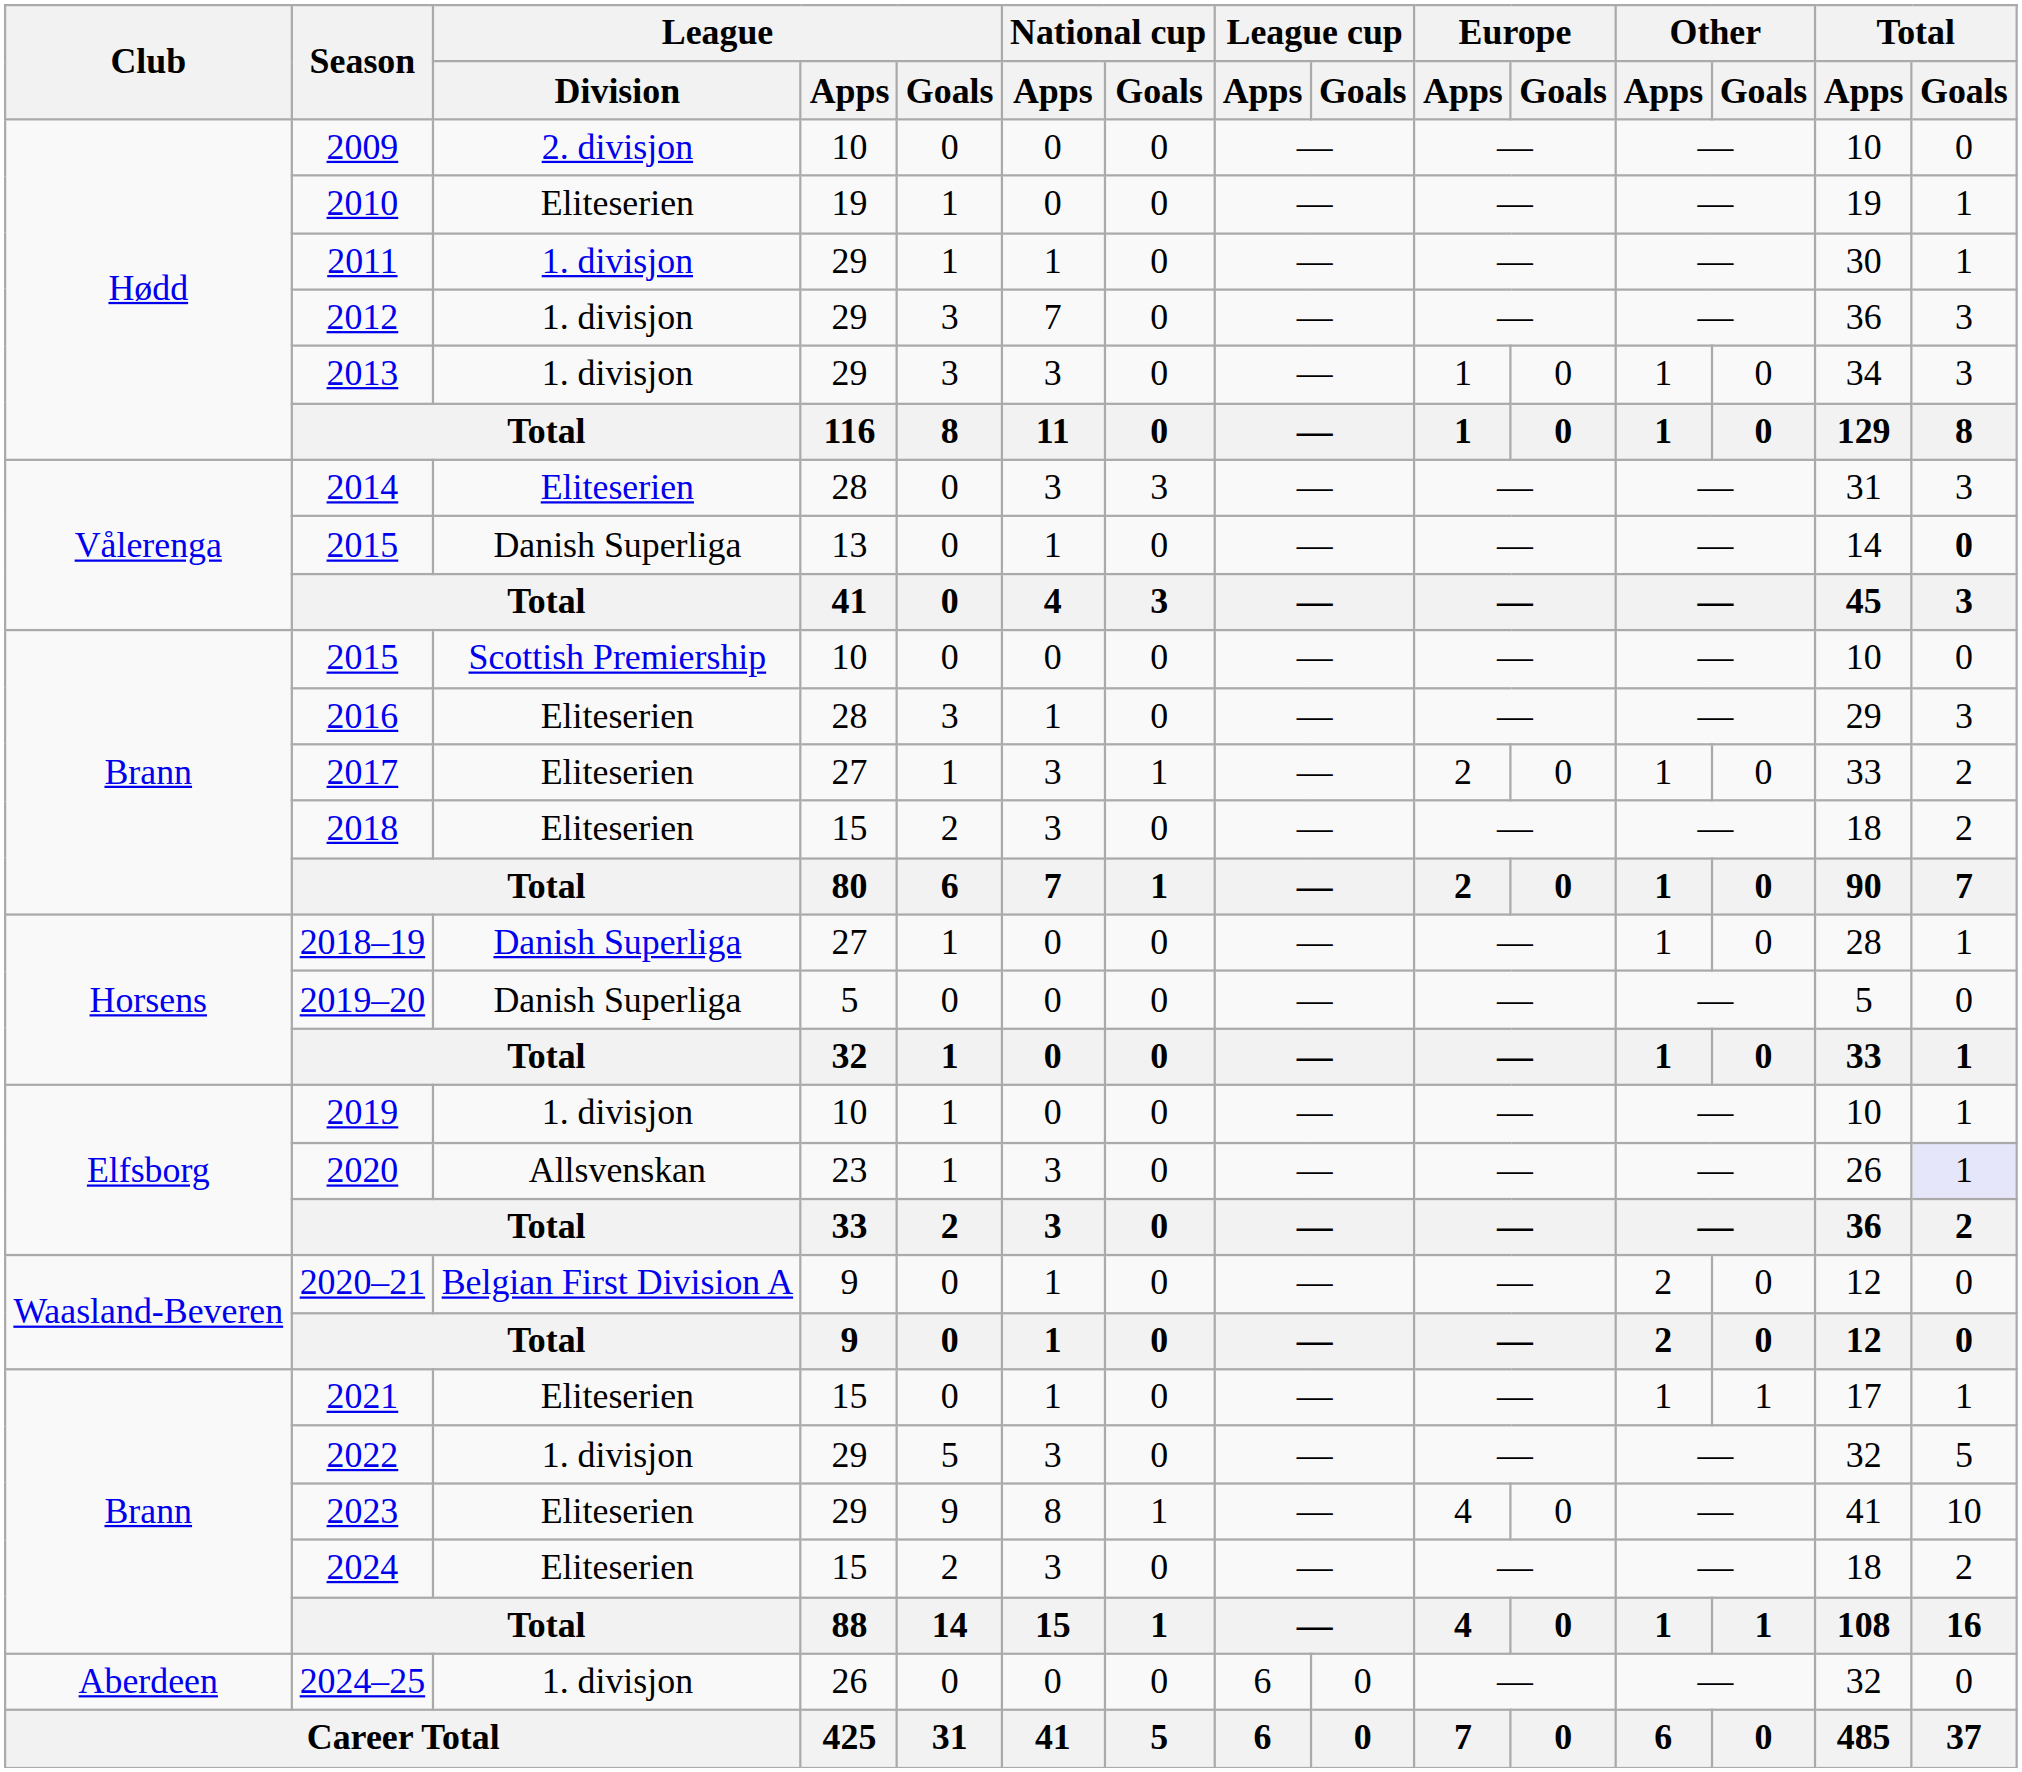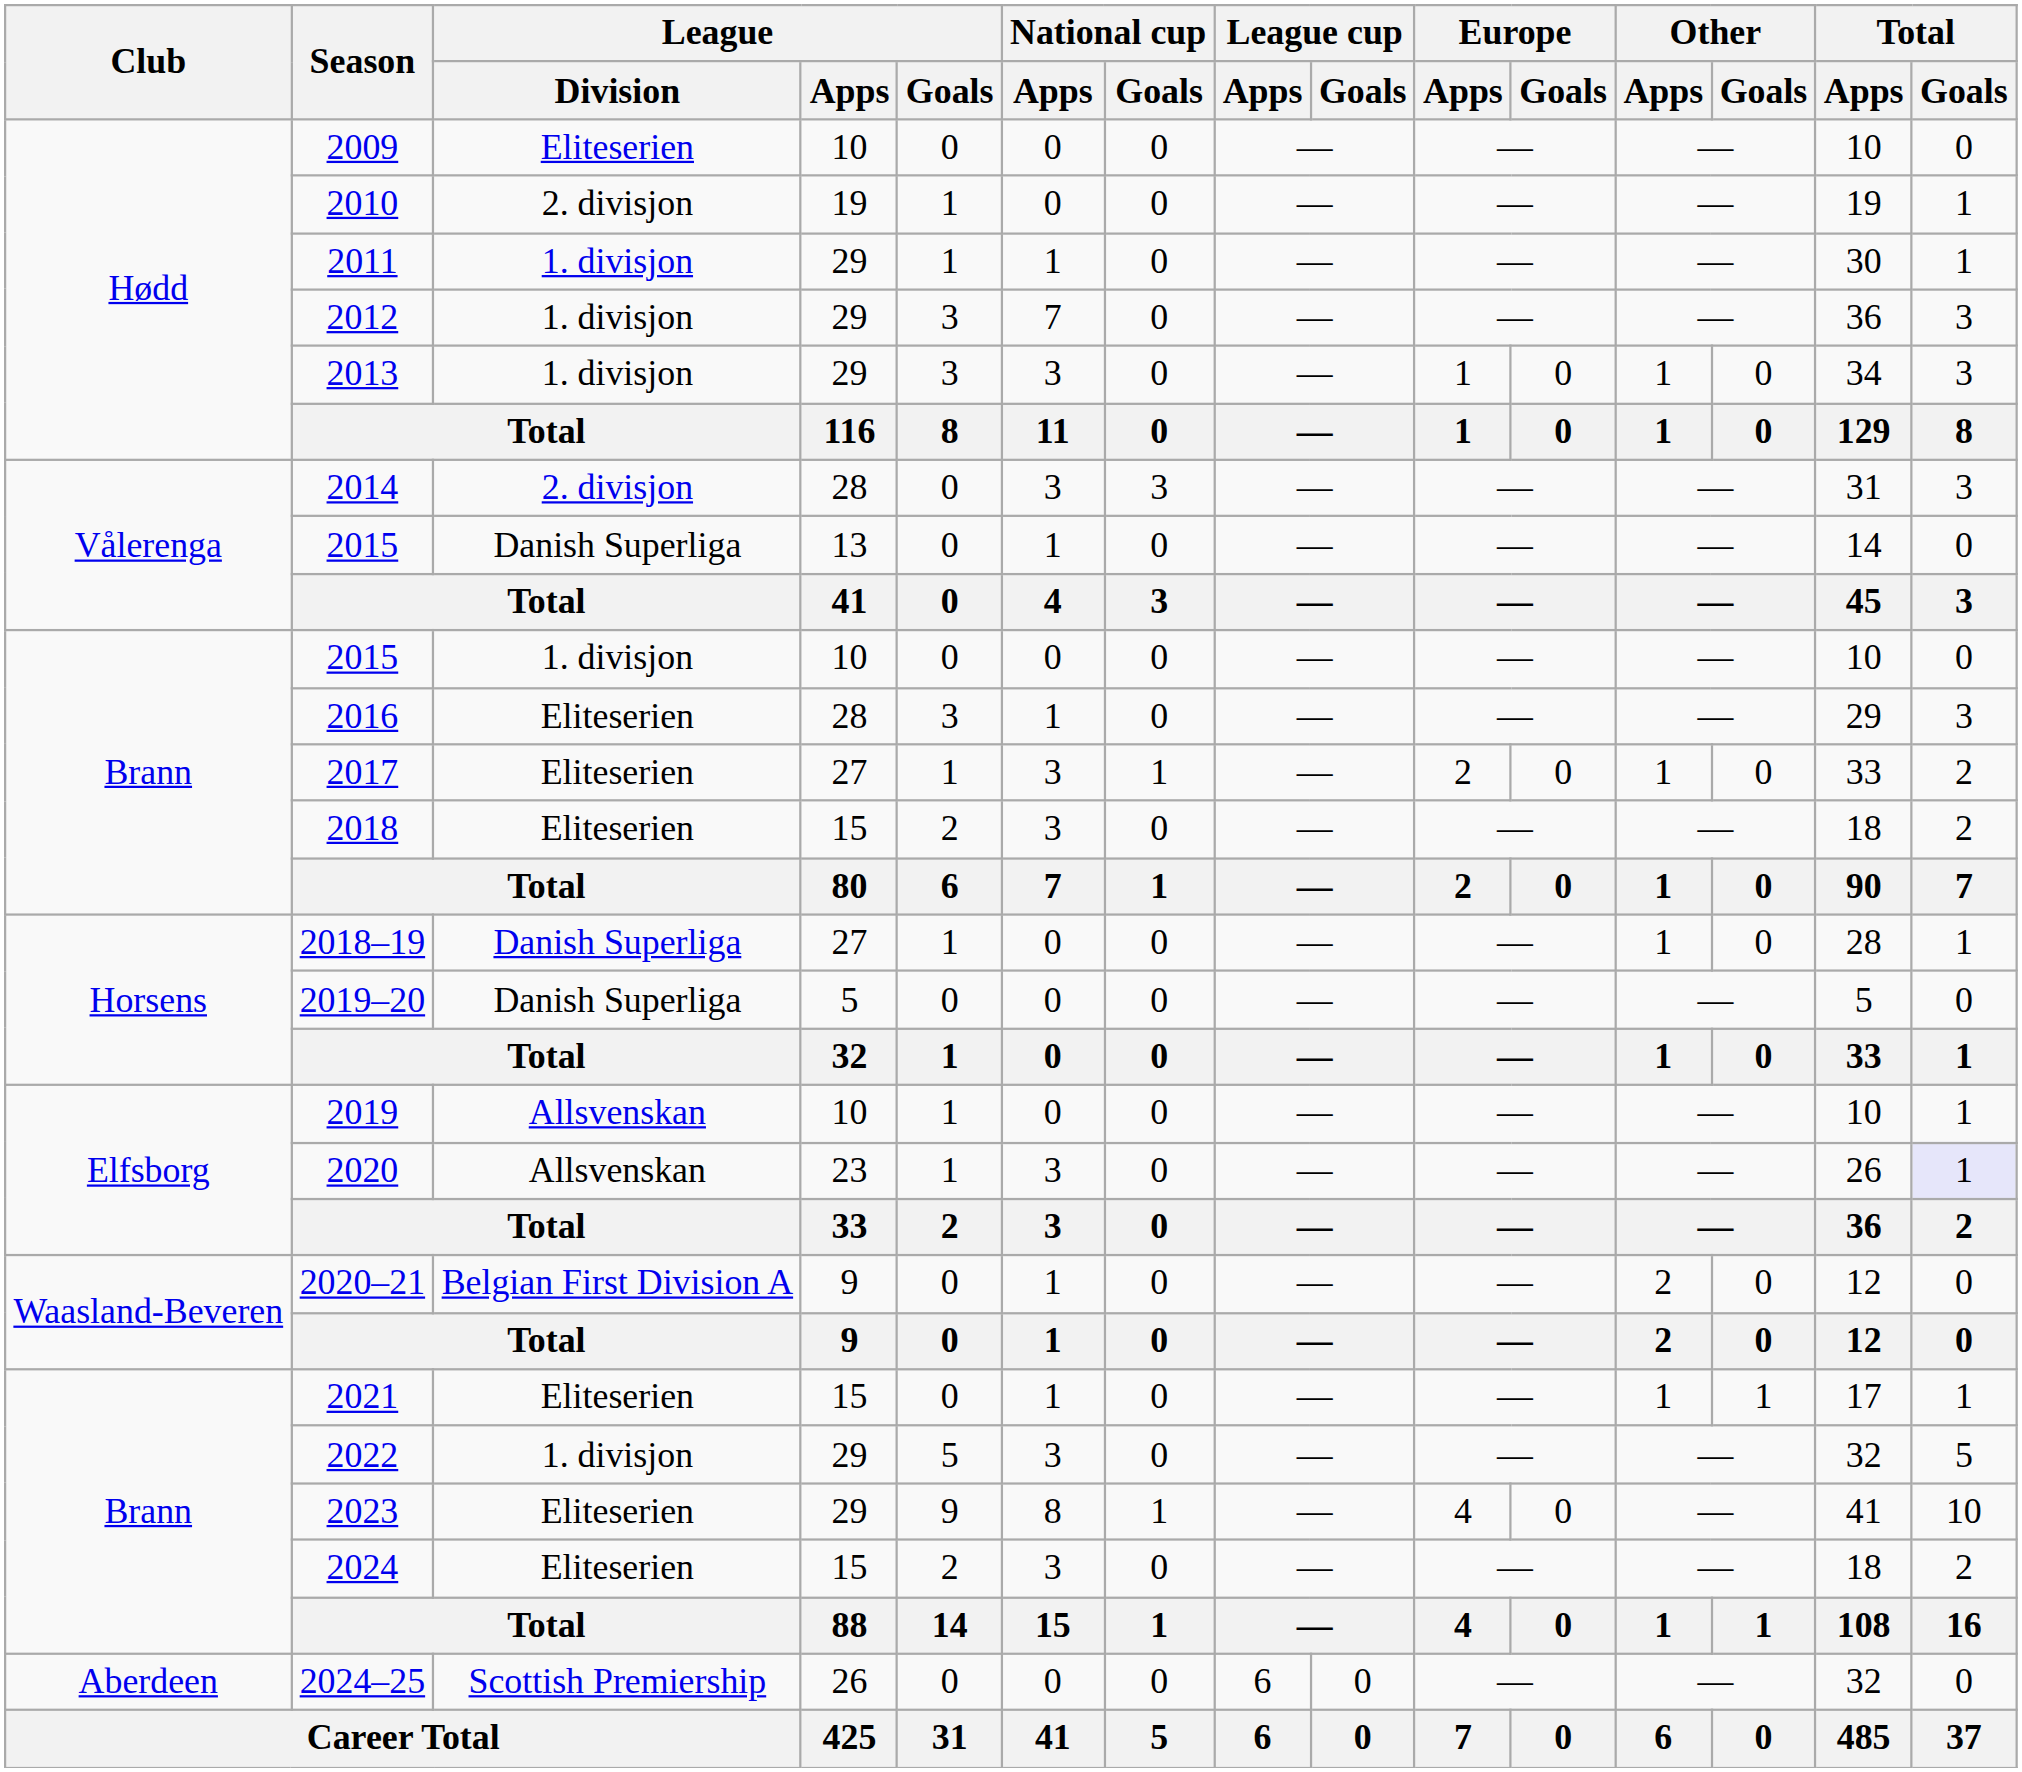(617, 146) 2. divisjon -> (617, 146) Eliteserien
(617, 203) Eliteserien -> (617, 203) 2. divisjon
(617, 487) Eliteserien -> (617, 487) 2. divisjon
(1964, 544) bold -> (1964, 544) normal
(617, 658) Scottish Premiership -> (617, 658) 1. divisjon
(617, 1112) 1. divisjon -> (617, 1112) Allsvenskan
(617, 1681) 1. divisjon -> (617, 1681) Scottish Premiership
